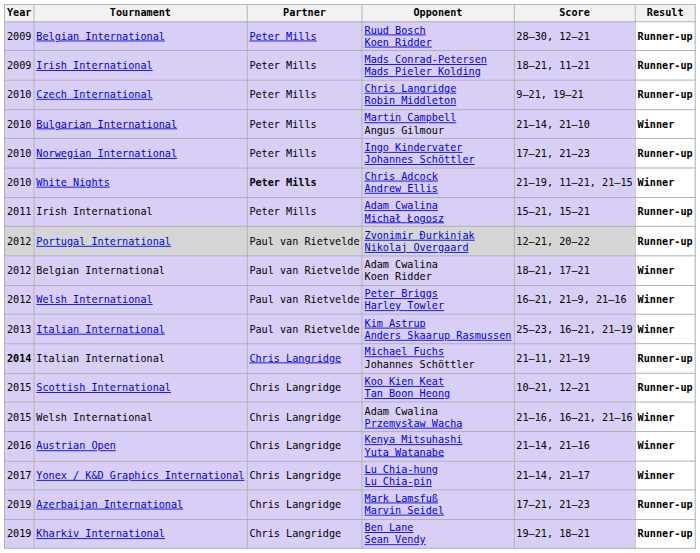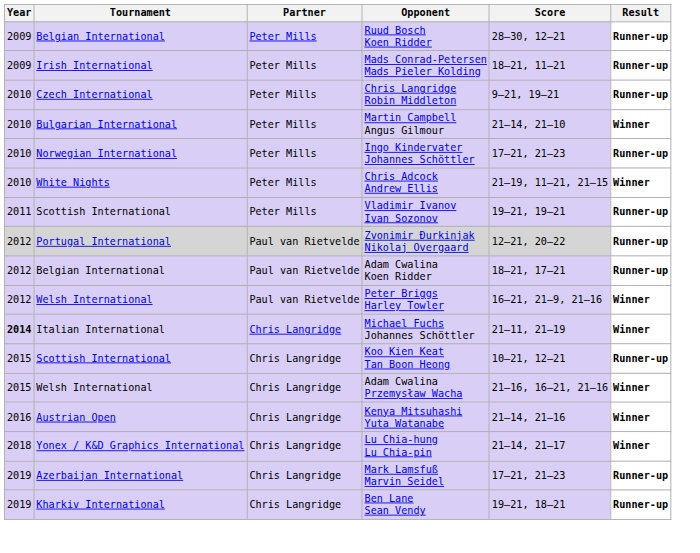(283, 182) bold -> (283, 182) normal
+ row: (410, 212)
- row: (404, 212)
(656, 270) Winner -> (641, 270) Runner-up
- row: (438, 329)
(665, 358) Runner-up -> (631, 329) Winner
(19, 475) 2017 -> (19, 446) 2018
